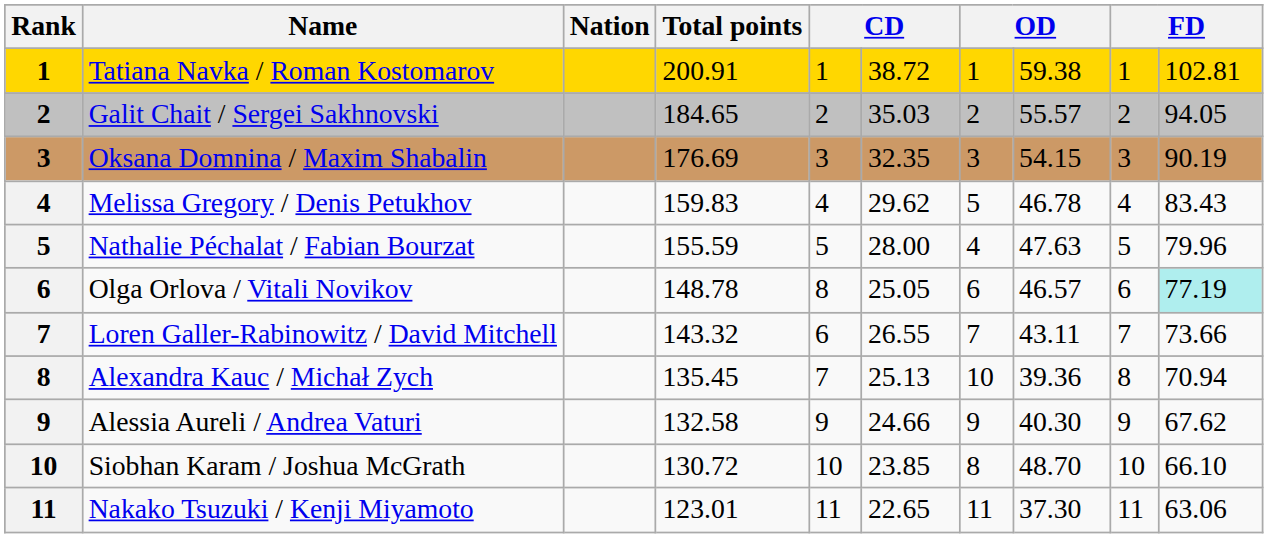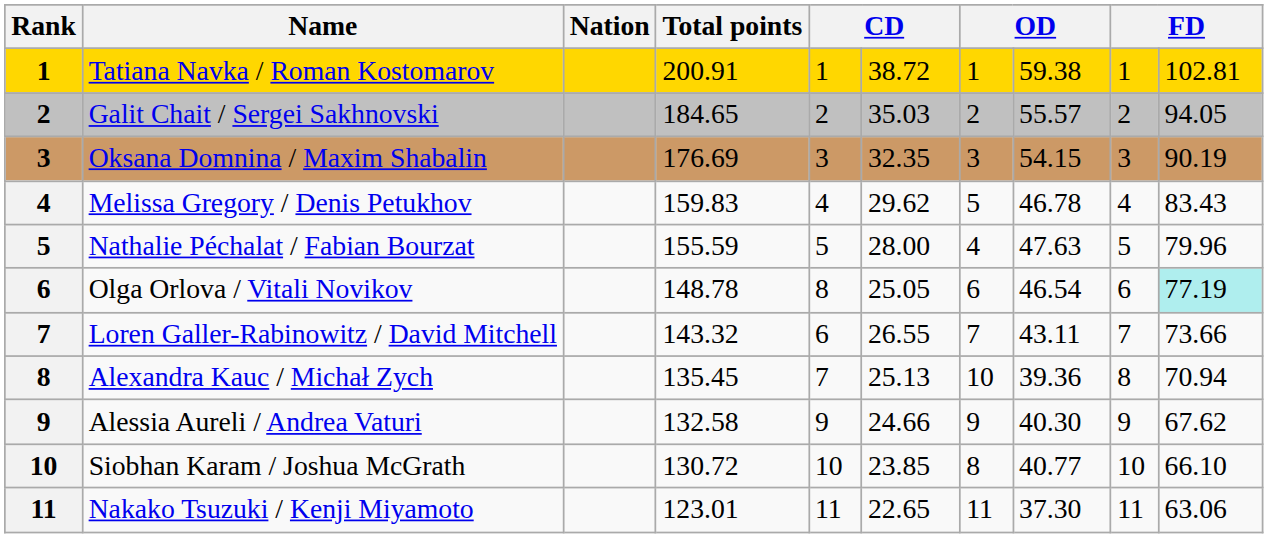(1050, 289) 46.57 -> (1050, 289) 46.54
(1050, 465) 48.70 -> (1050, 465) 40.77
